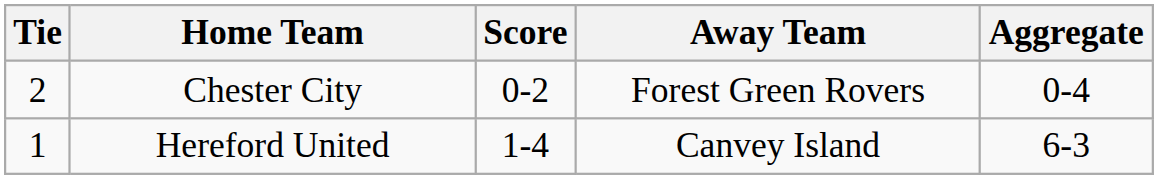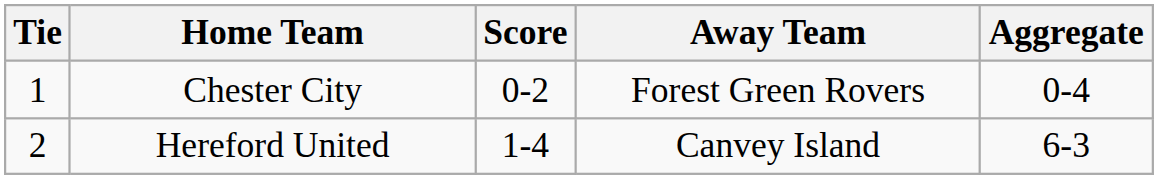(38, 88) 2 -> (38, 88) 1
(38, 145) 1 -> (38, 145) 2
